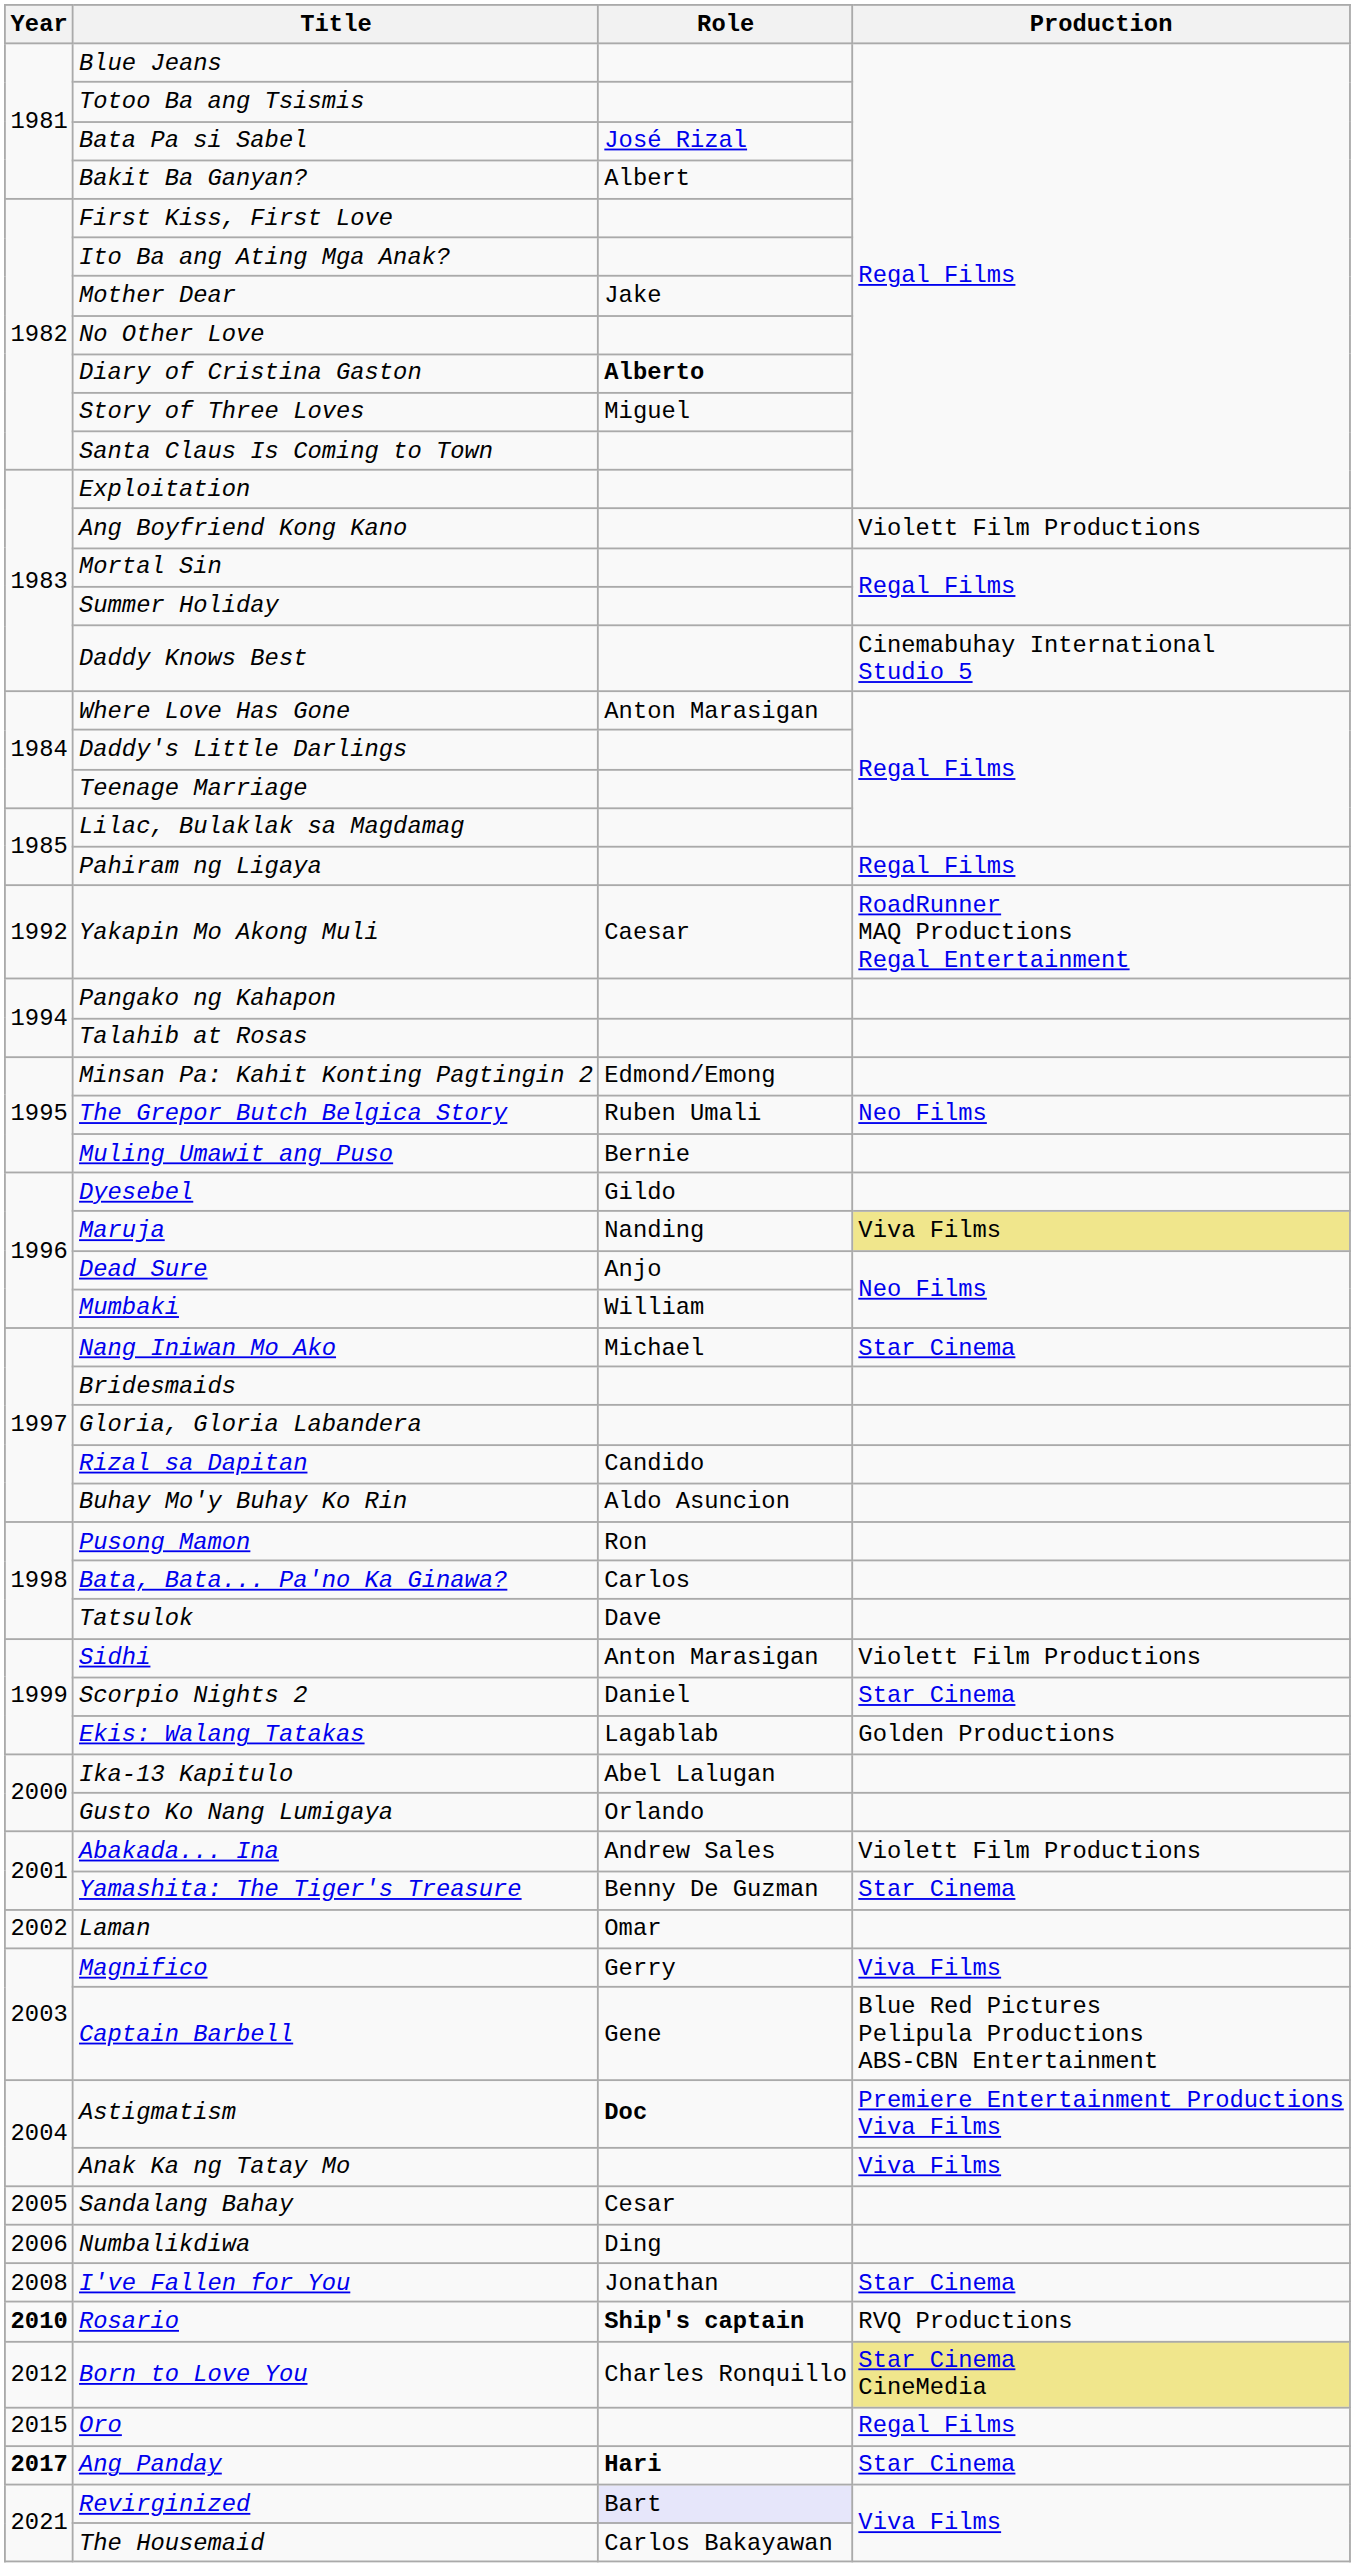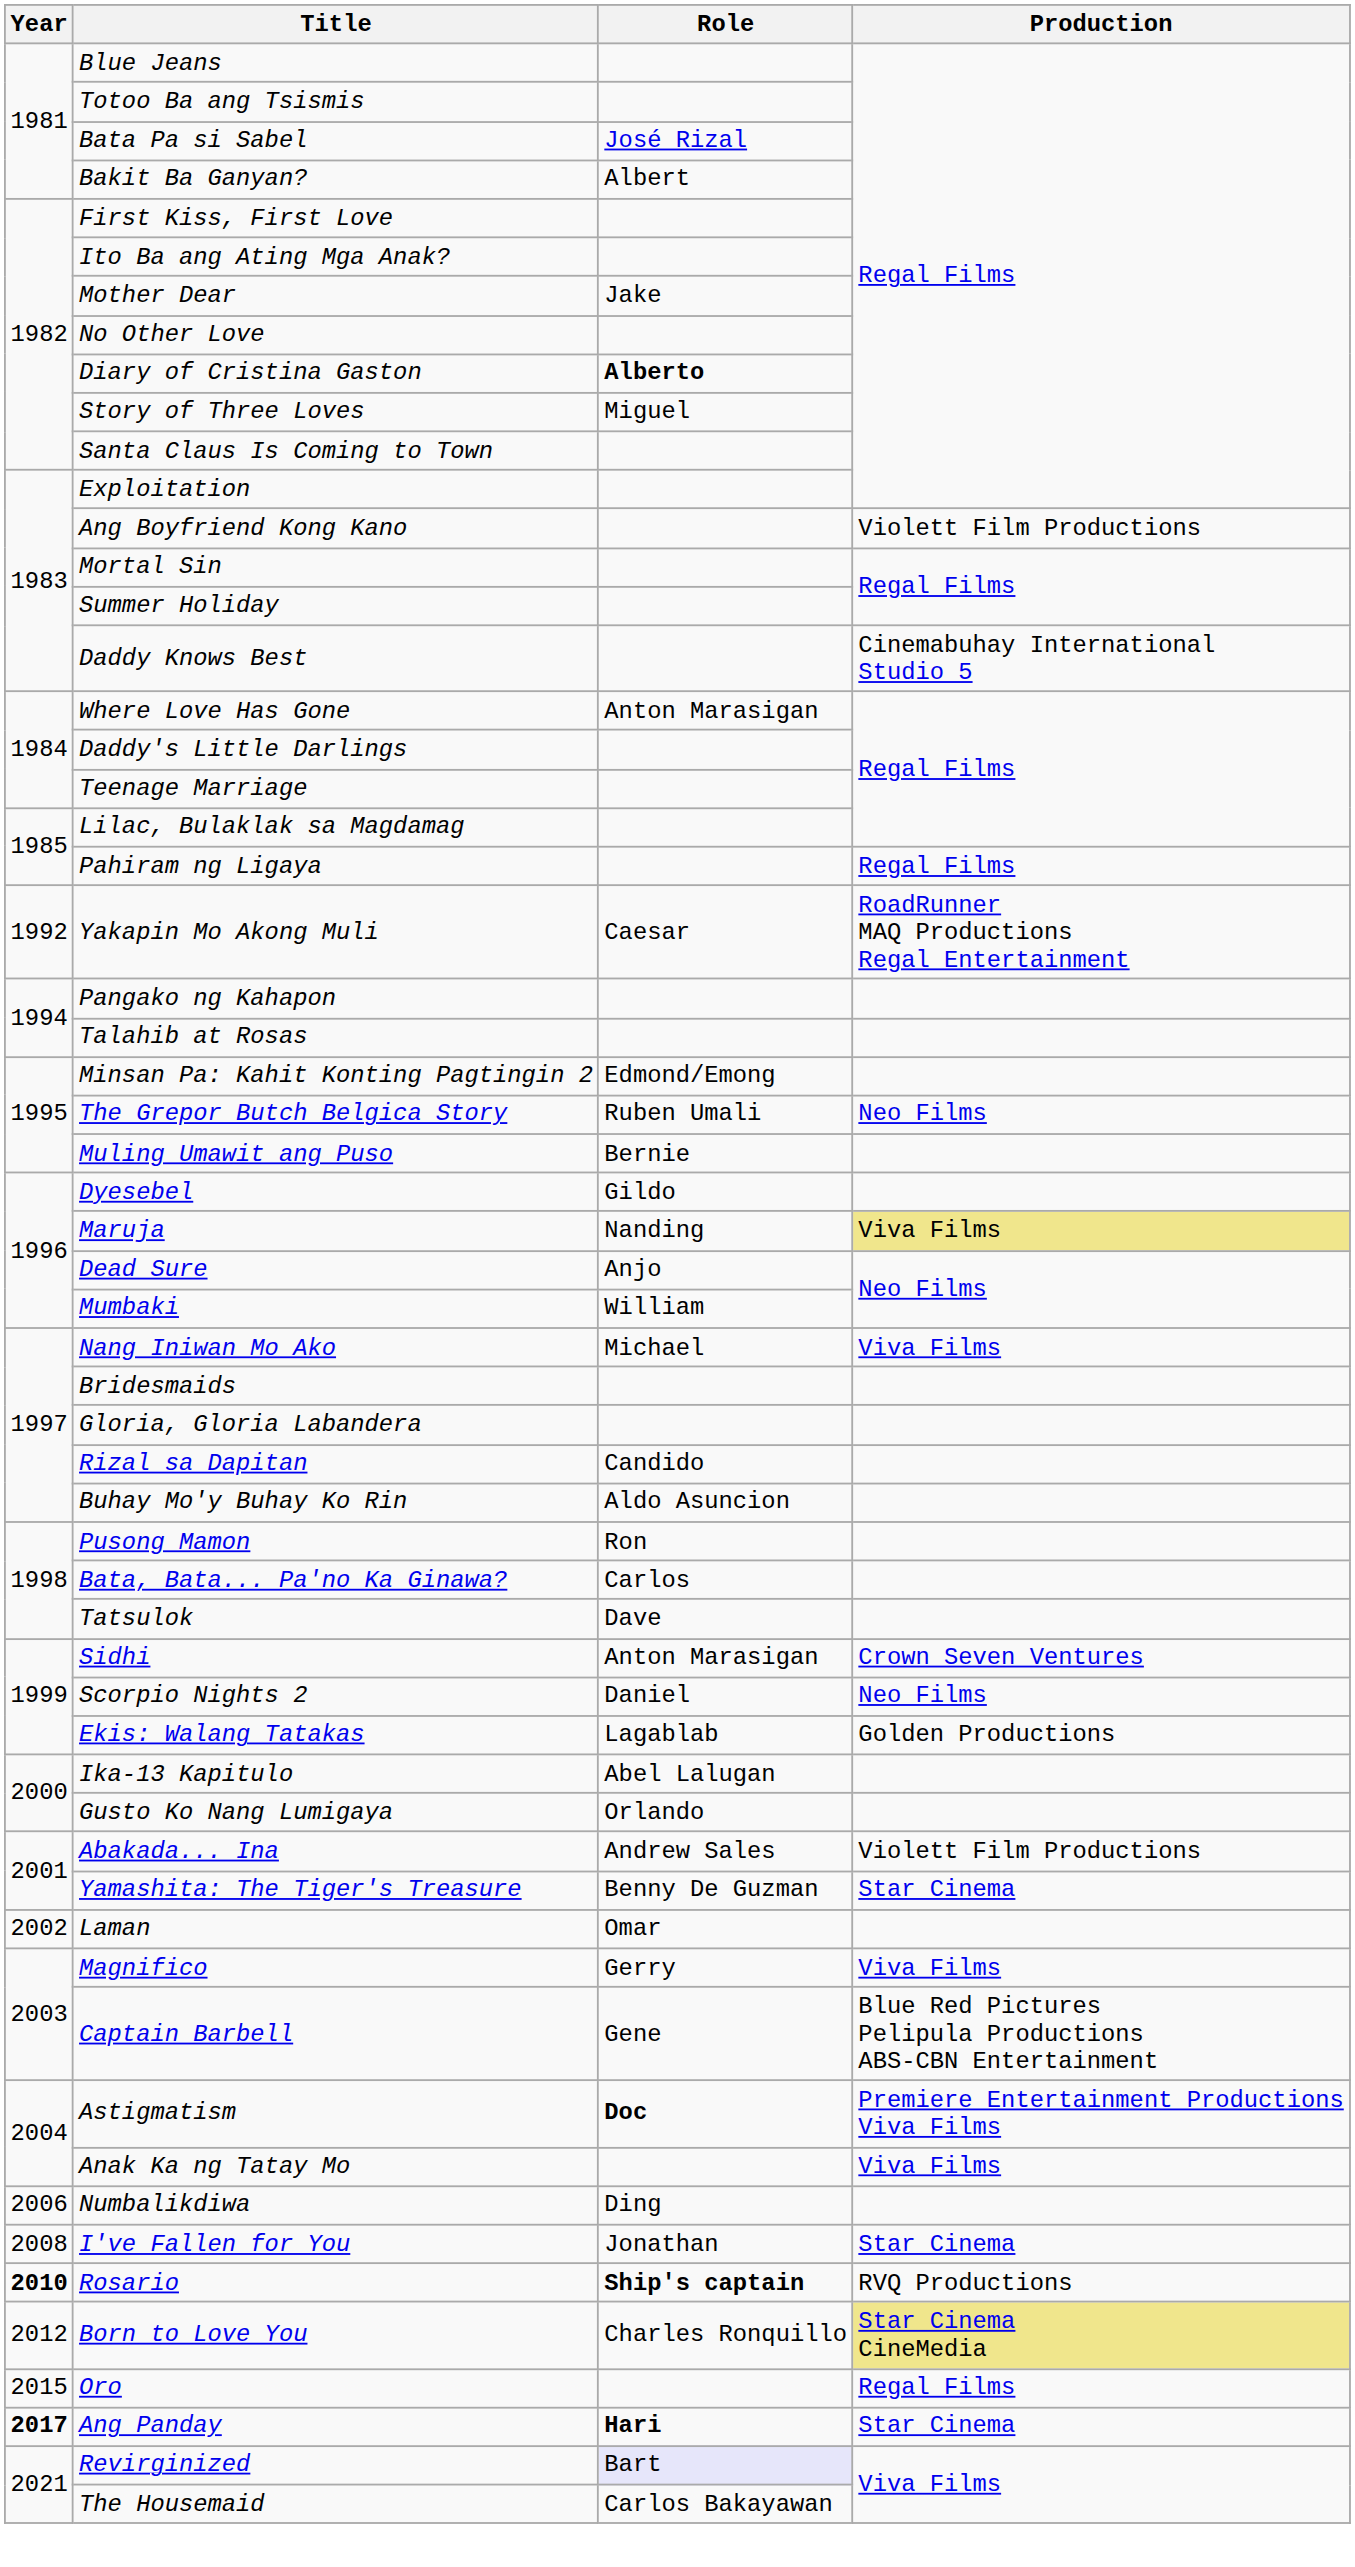(937, 1347) Star Cinema -> (930, 1347) Viva Films
(1030, 1658) Violett Film Productions -> (1001, 1658) Crown Seven Ventures
(937, 1696) Star Cinema -> (923, 1696) Neo Films
- row: (186, 2205)
